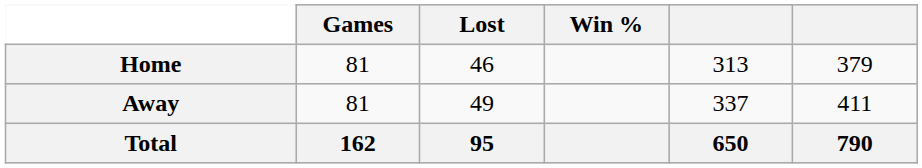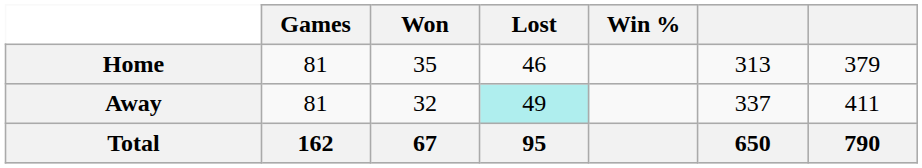+ column: (425, 24)
(482, 103) no background -> (534, 103) paleturquoise background
